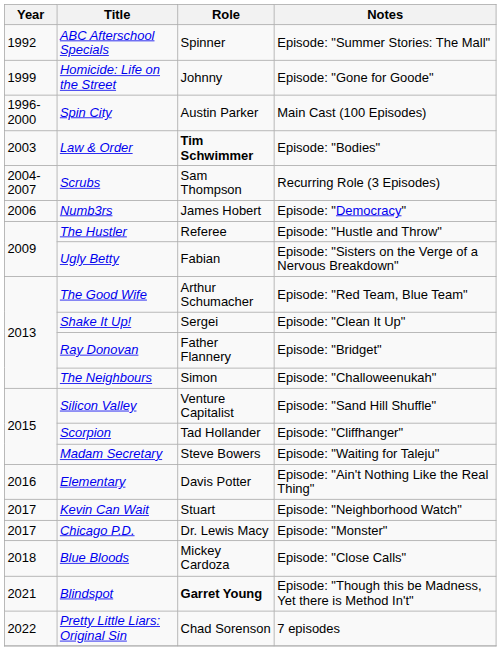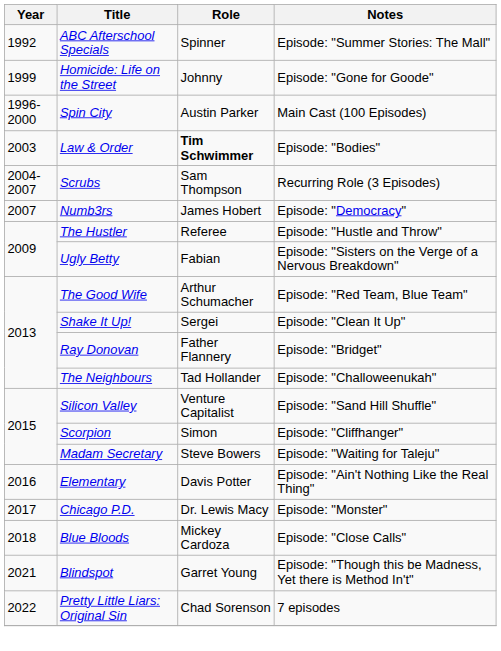(22, 210) 2006 -> (22, 210) 2007
(199, 378) Simon -> (221, 378) Tad Hollander
(221, 433) Tad Hollander -> (199, 433) Simon
- row: (104, 509)
(221, 593) bold -> (219, 572) normal
